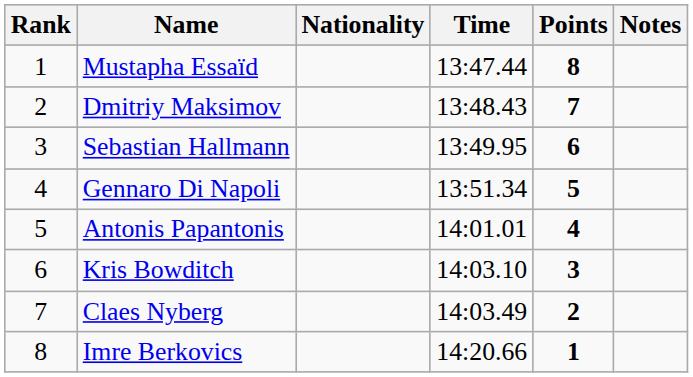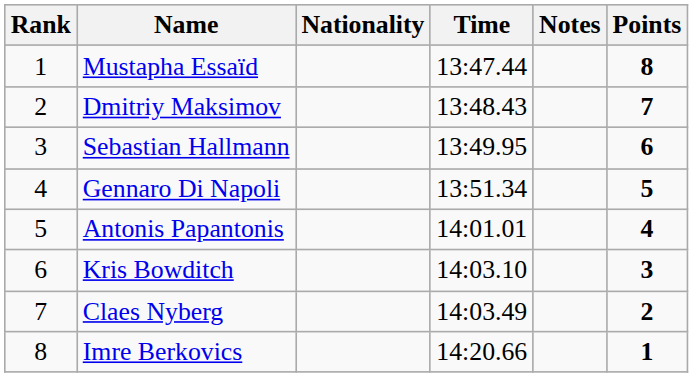columns swapped: (650, 24) <-> (573, 24)
